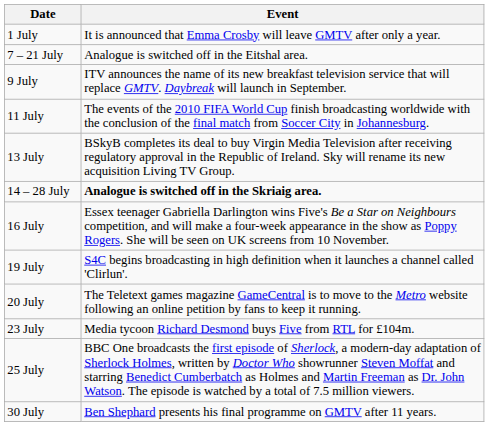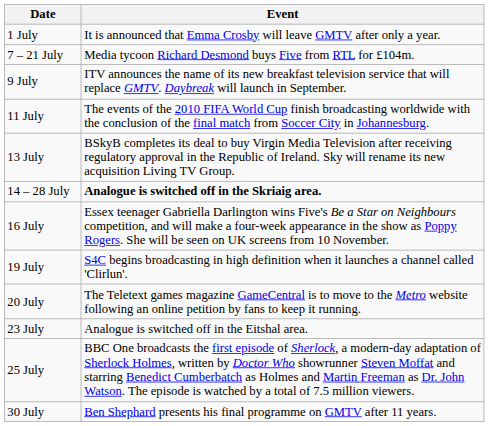(196, 54) Analogue is switched off in the Eitshal area. -> (249, 54) Media tycoon Richard Desmond buys Five from RTL for £104m.
(249, 328) Media tycoon Richard Desmond buys Five from RTL for £104m. -> (196, 328) Analogue is switched off in the Eitshal area.
